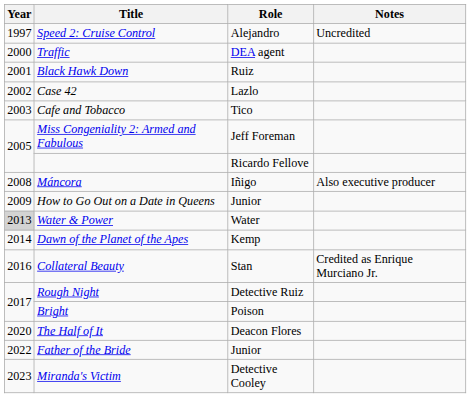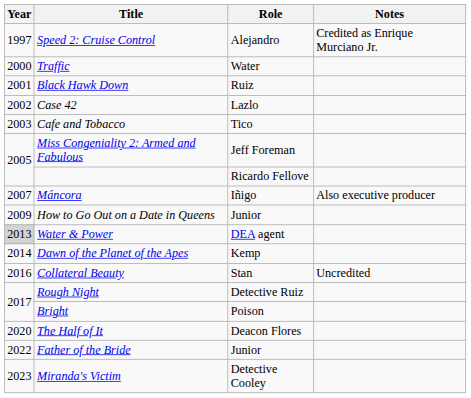(343, 33) Uncredited -> (365, 40) Credited as Enrique Murciano Jr.
(258, 52) DEA agent -> (245, 66) Water
(19, 182) 2008 -> (19, 195) 2007
(245, 220) Water -> (258, 234) DEA agent
(365, 266) Credited as Enrique Murciano Jr. -> (343, 272) Uncredited
